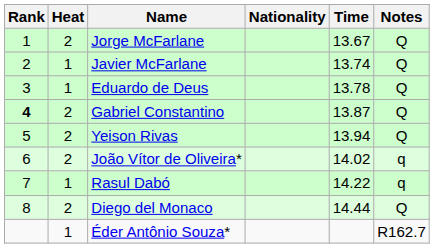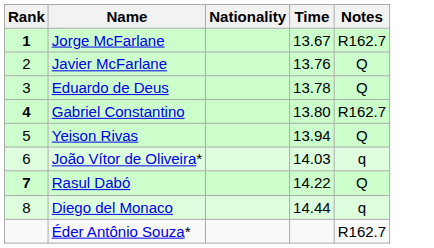- column: (68, 17)
(26, 40) normal -> (26, 40) bold
(402, 40) Q -> (362, 40) R162.7
(351, 64) 13.74 -> (312, 64) 13.76
(351, 112) 13.87 -> (312, 112) 13.80
(402, 112) Q -> (362, 112) R162.7
(351, 160) 14.02 -> (312, 160) 14.03
(26, 183) normal -> (26, 183) bold
(402, 183) q -> (362, 183) Q
(402, 207) Q -> (362, 207) q
